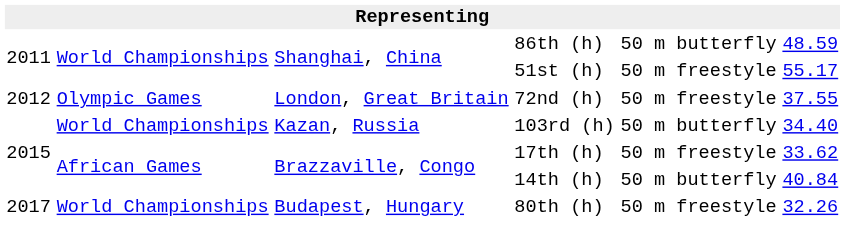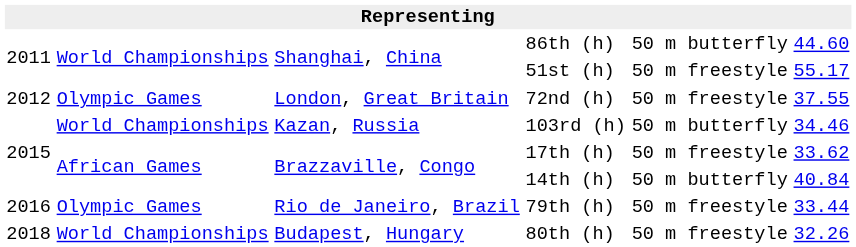(810, 44) 48.59 -> (821, 44) 44.60
(810, 126) 34.40 -> (821, 126) 34.46
+ row: (570, 207)
(29, 207) 2017 -> (29, 234) 2018
